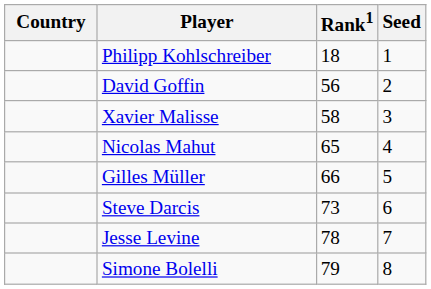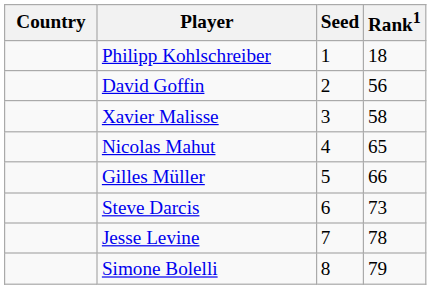columns swapped: (347, 22) <-> (402, 22)
